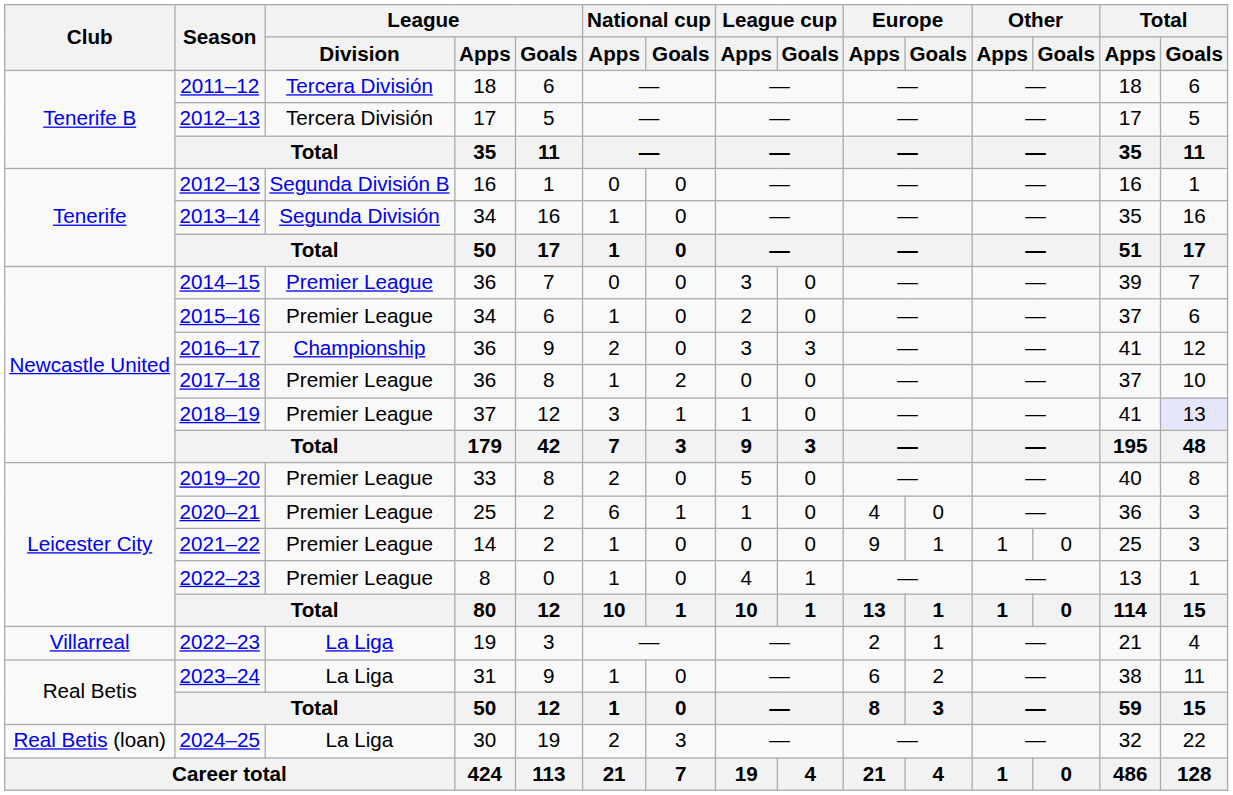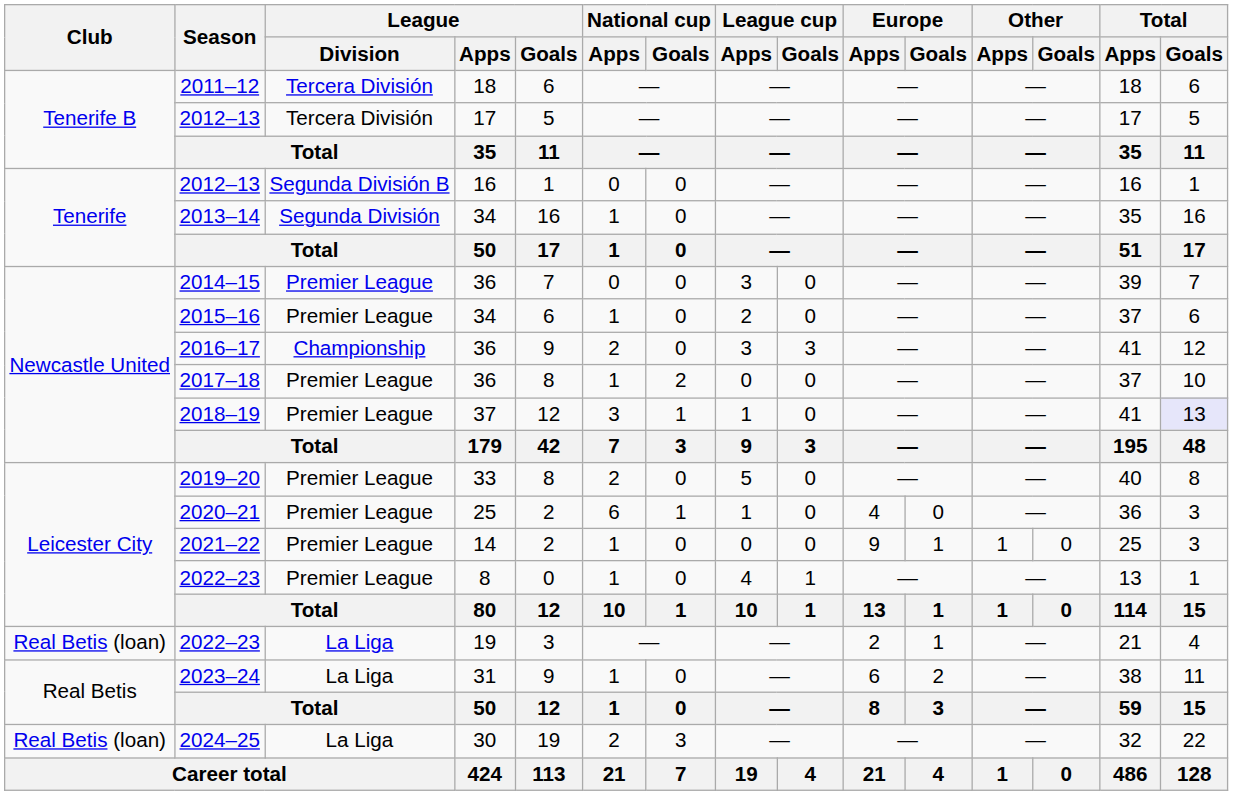(90, 642) Villarreal -> (90, 642) Real Betis (loan)
